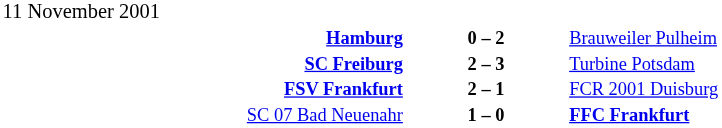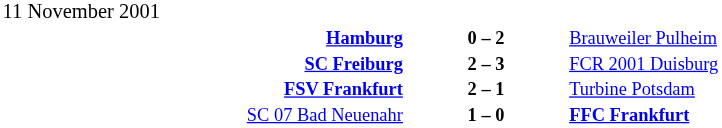(632, 63) Turbine Potsdam -> (644, 63) FCR 2001 Duisburg
(644, 89) FCR 2001 Duisburg -> (632, 89) Turbine Potsdam
